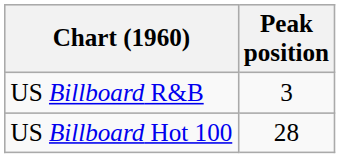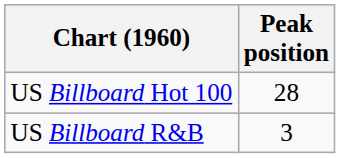rows swapped: (121, 132) <-> (107, 92)
